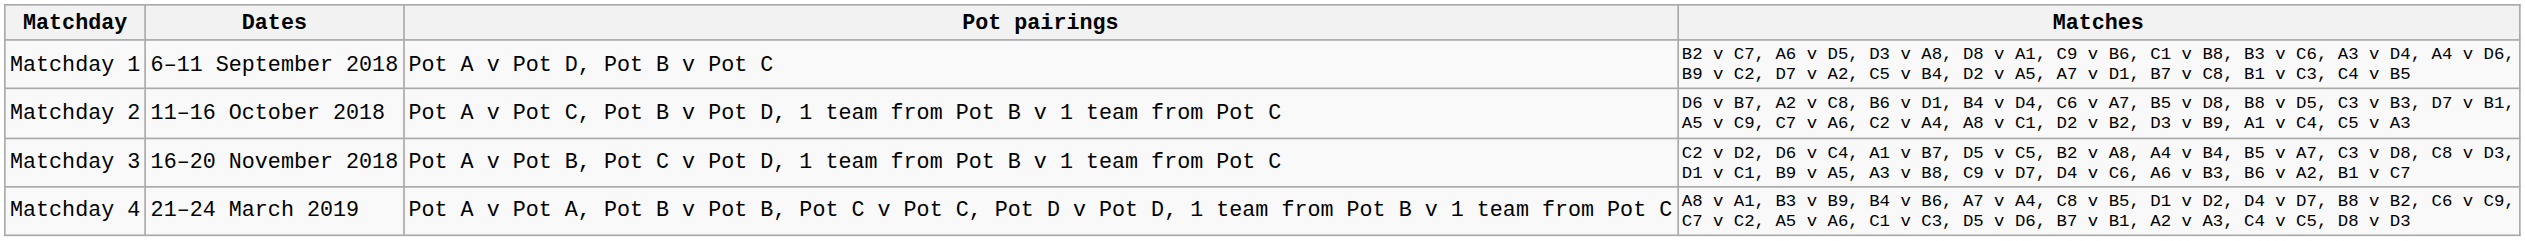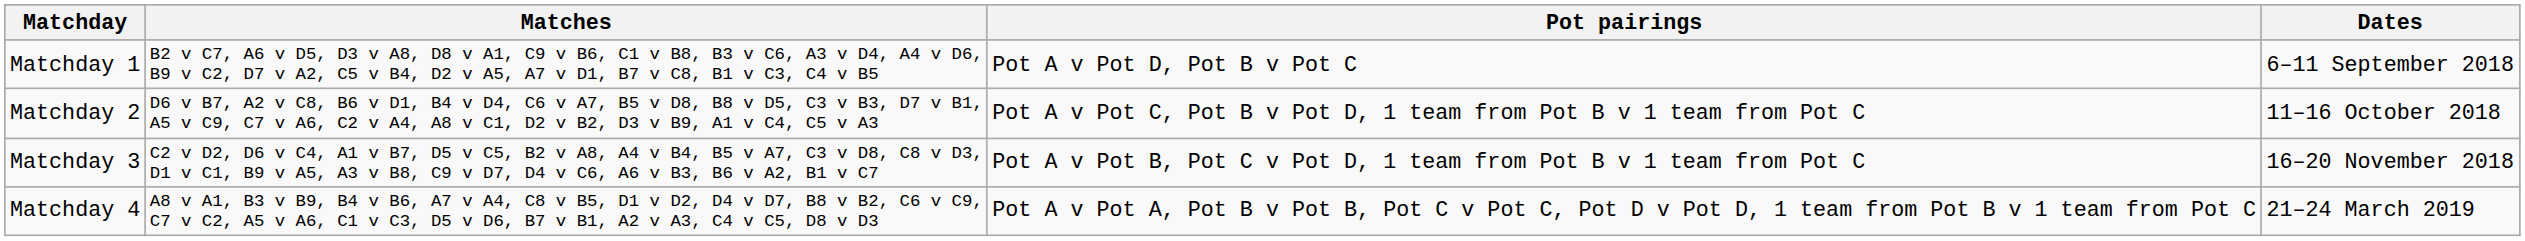columns swapped: (274, 23) <-> (2098, 23)
